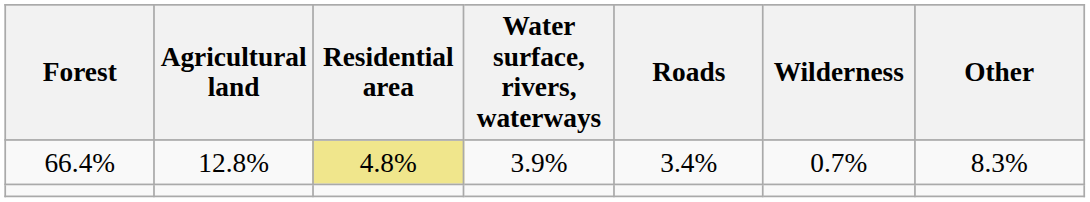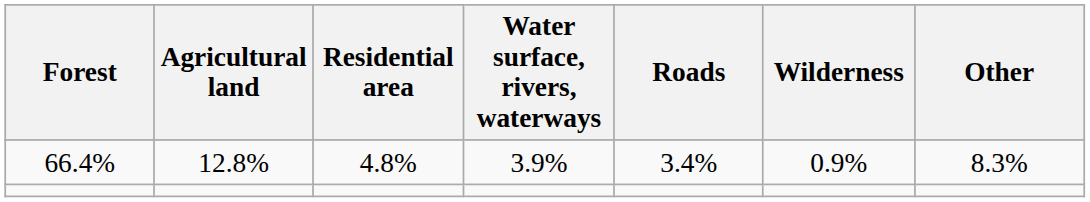(388, 161) khaki background -> (388, 161) no background
(839, 161) 0.7% -> (839, 161) 0.9%
